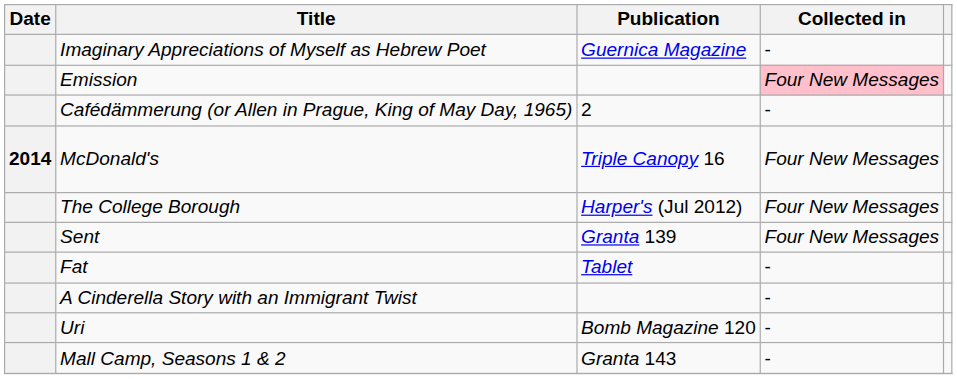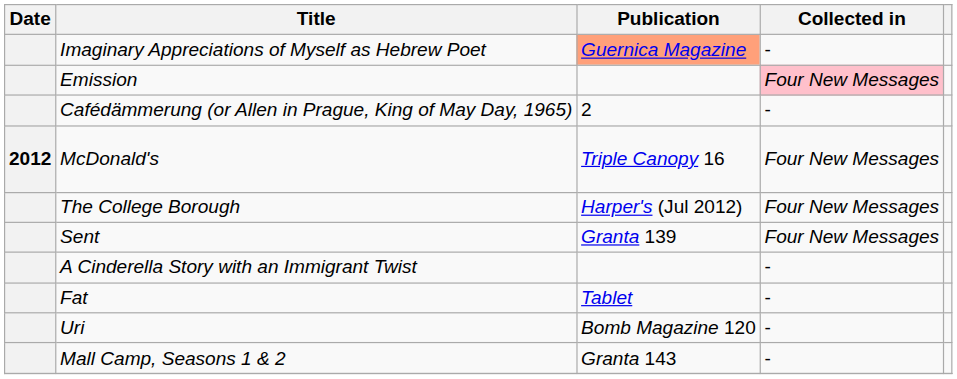(664, 49) no background -> (664, 49) lightsalmon background
(30, 158) 2014 -> (30, 158) 2012
rows swapped: (74, 267) <-> (238, 297)
